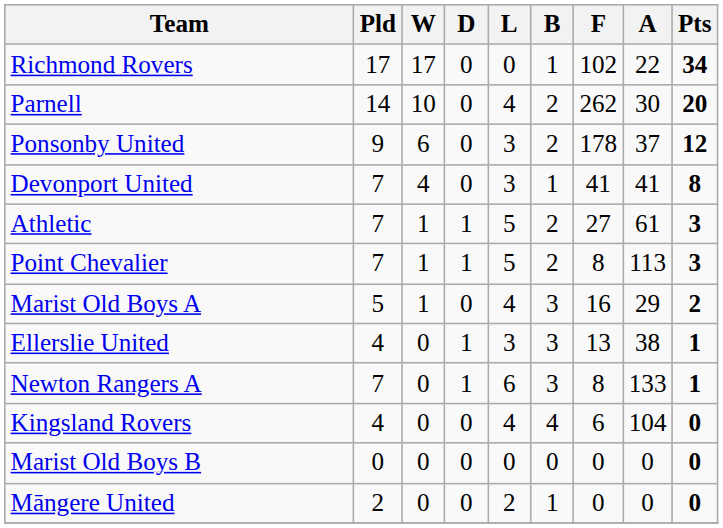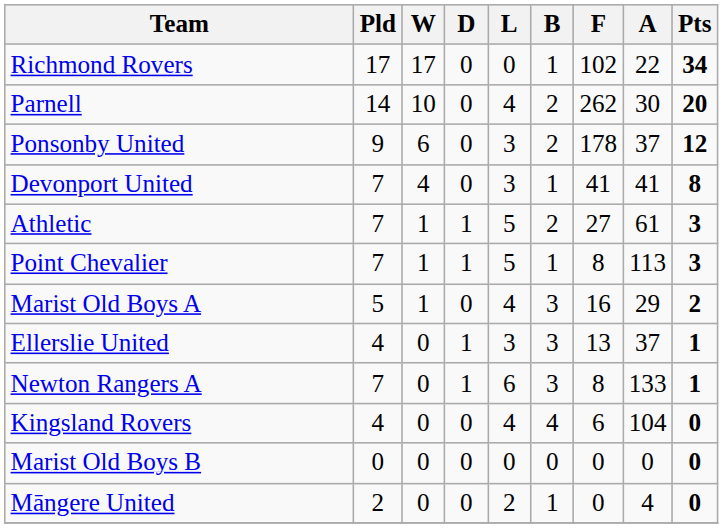(552, 263) 2 -> (552, 263) 1
(648, 343) 38 -> (648, 343) 37
(648, 502) 0 -> (648, 502) 4
